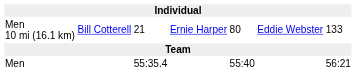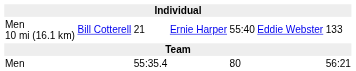(235, 30) 80 -> (242, 30) 55:40
(242, 63) 55:40 -> (235, 63) 80
